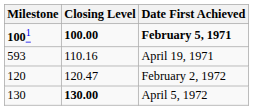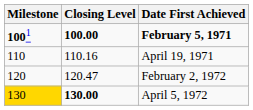(16, 56) 593 -> (16, 56) 110
(16, 95) no background -> (16, 95) gold background
